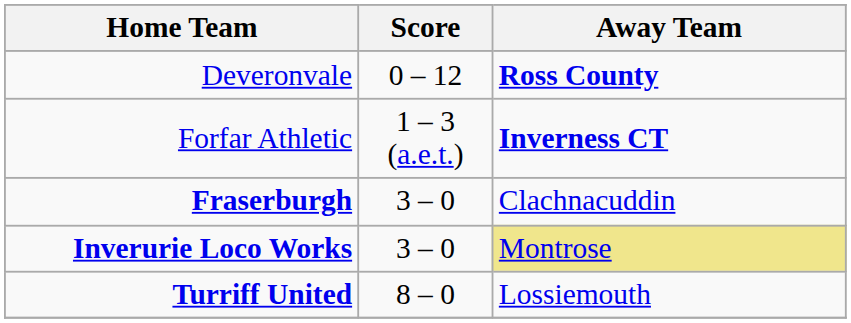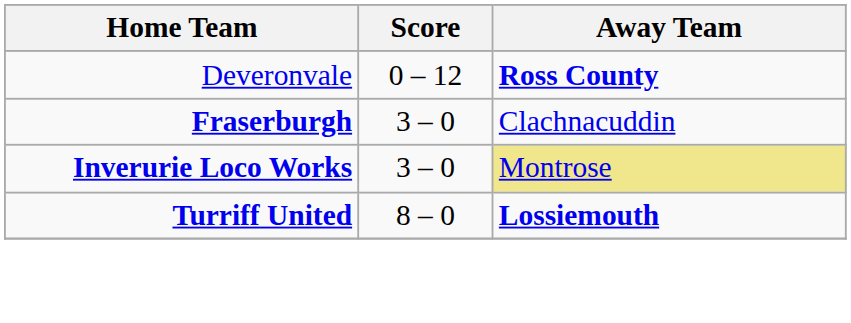- row: (265, 137)
(575, 294) normal -> (579, 214) bold
